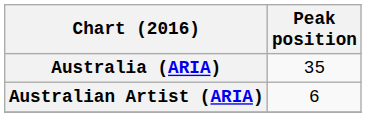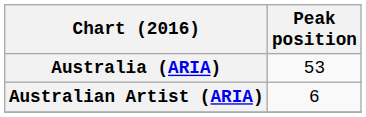(314, 68) 35 -> (314, 68) 53
